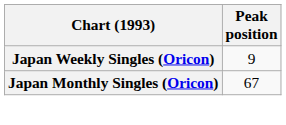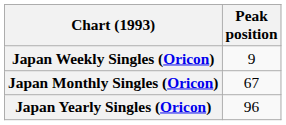+ row: (113, 107)
